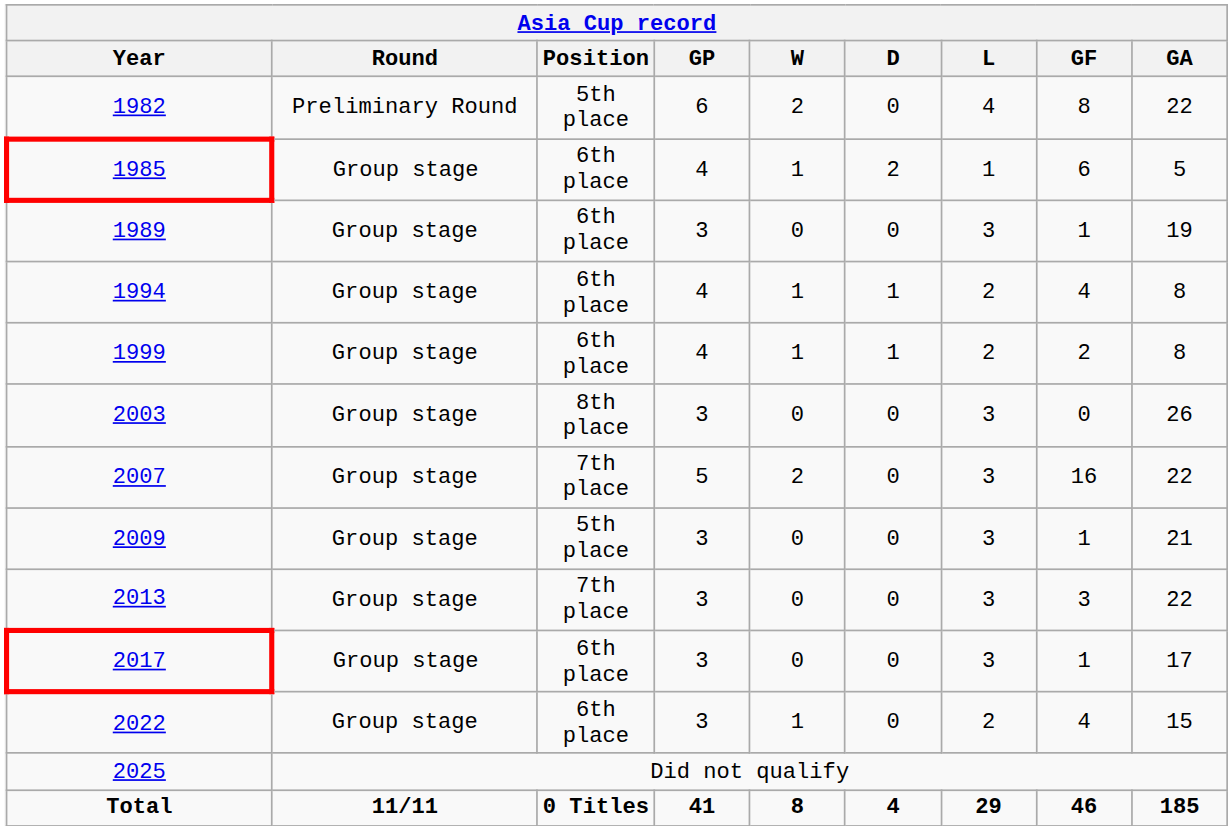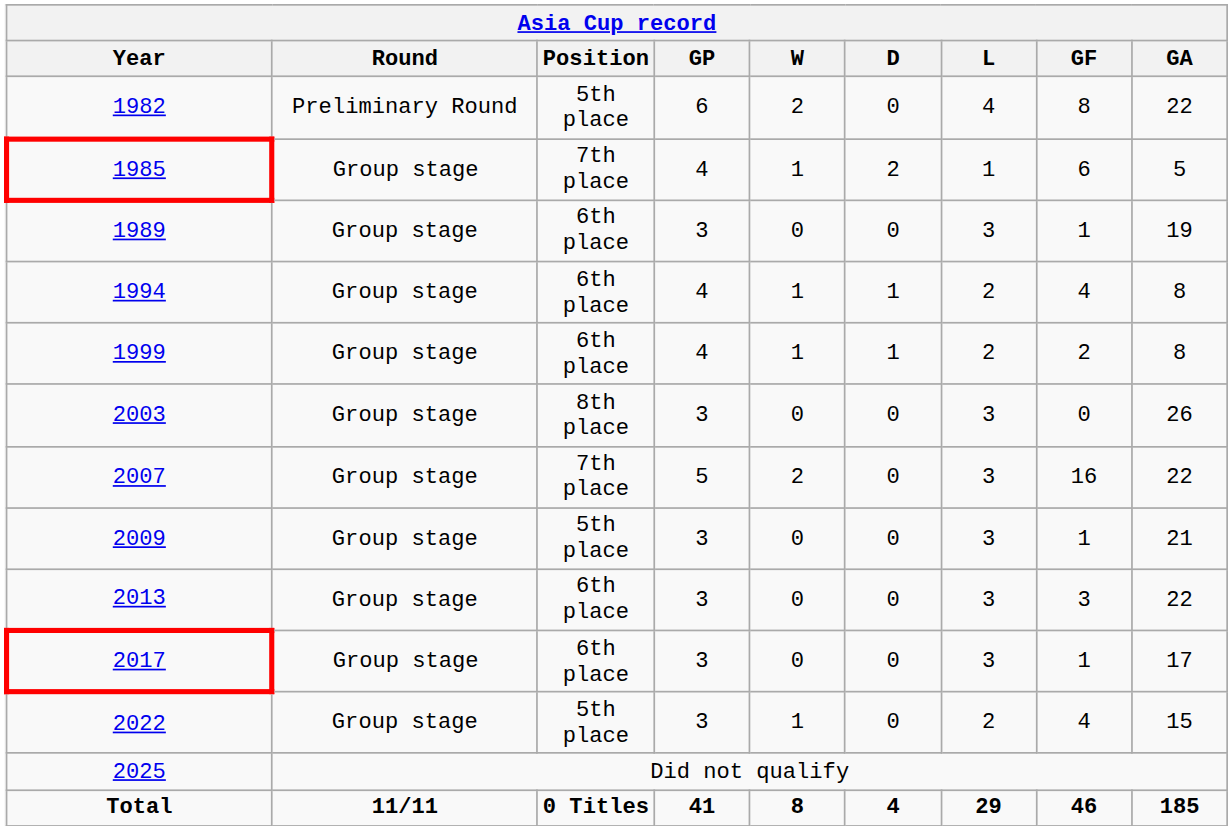(596, 169) 6th place -> (596, 169) 7th place
(596, 600) 7th place -> (596, 600) 6th place
(596, 723) 6th place -> (596, 723) 5th place
